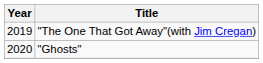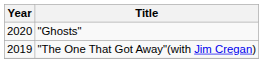rows swapped: (147, 31) <-> (60, 49)
